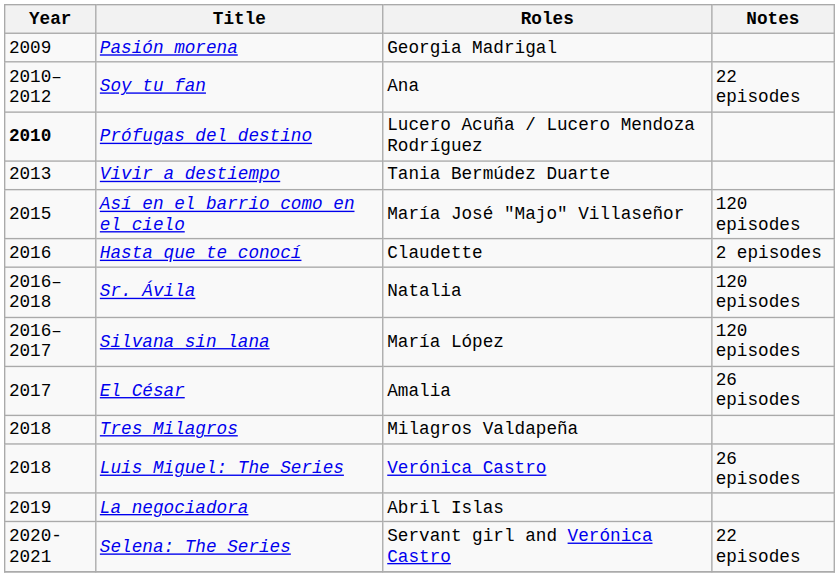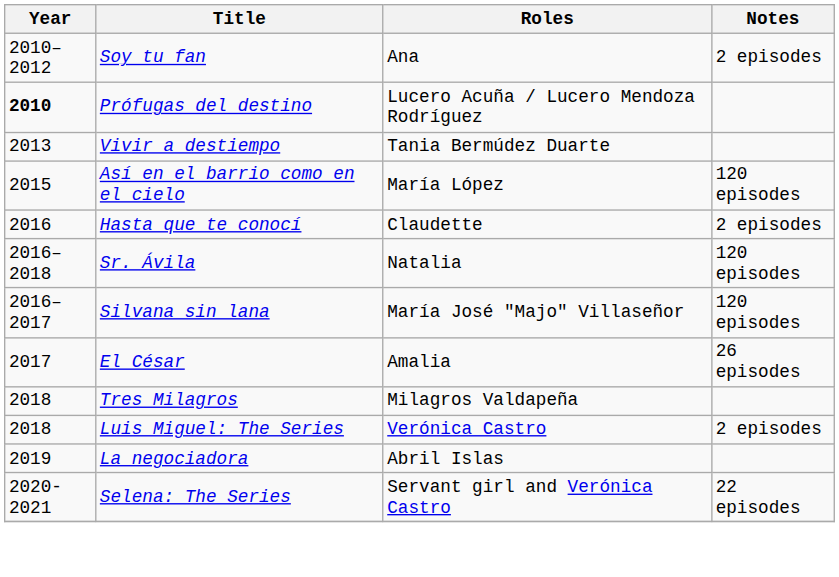- row: (169, 48)
(758, 87) 22 episodes -> (769, 58) 2 episodes
(536, 214) María José "Majo" Villaseñor -> (446, 185) María López
(446, 341) María López -> (536, 313) María José "Majo" Villaseñor
(758, 469) 26 episodes -> (769, 430) 2 episodes
